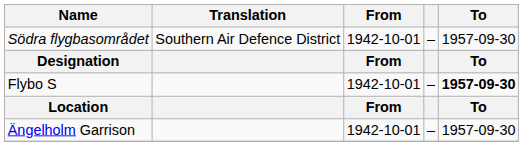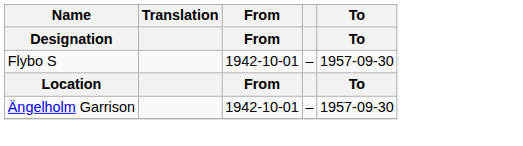- row: (78, 38)
(479, 84) bold -> (357, 61) normal
